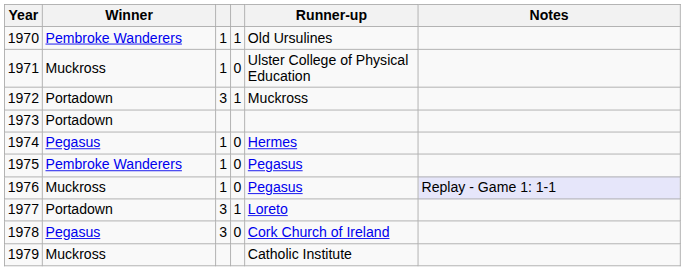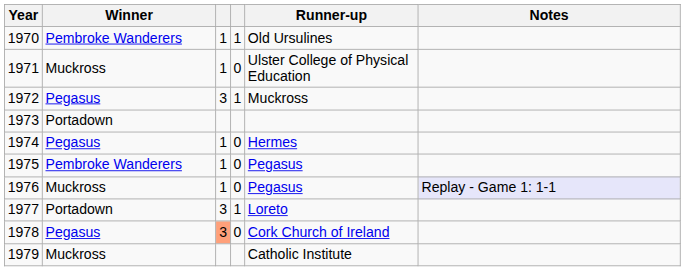(79, 98) Portadown -> (73, 98) Pegasus
(223, 232) no background -> (223, 232) lightsalmon background
